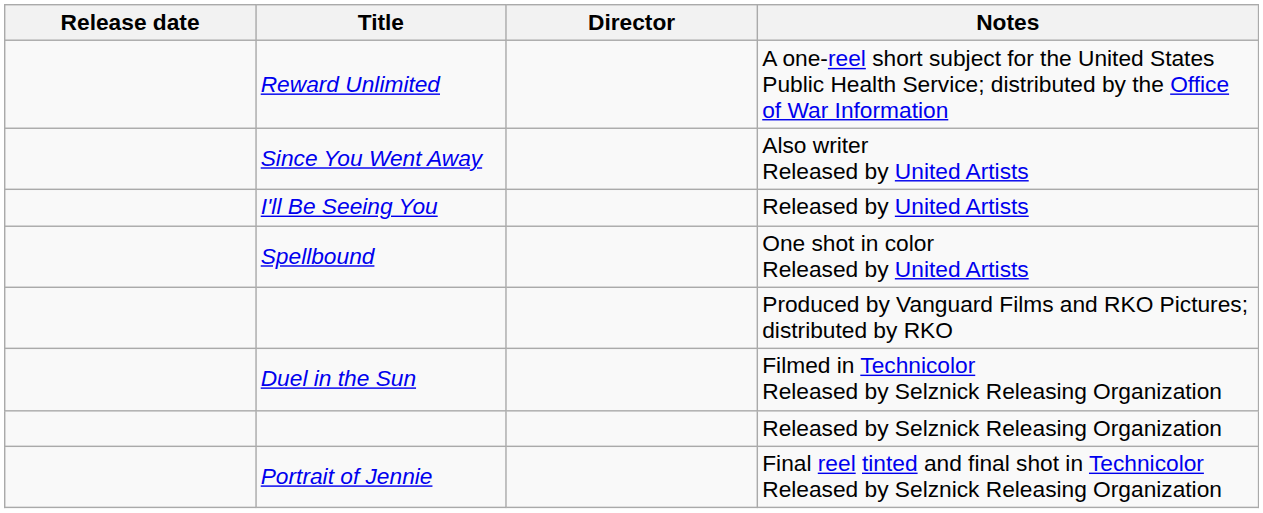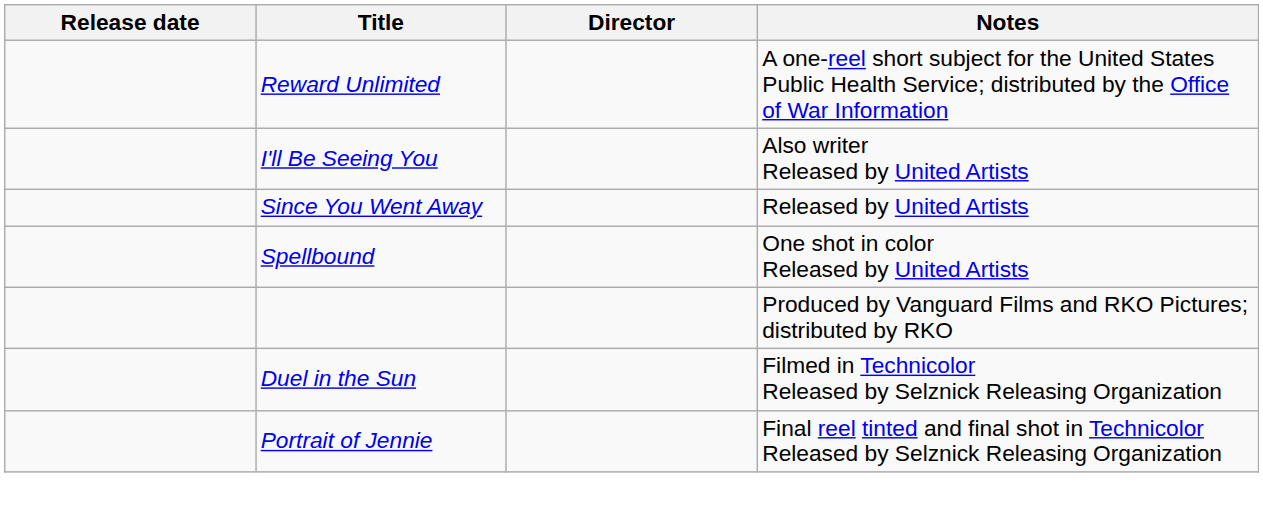(371, 158) Since You Went Away -> (349, 158) I'll Be Seeing You
(349, 207) I'll Be Seeing You -> (371, 207) Since You Went Away
- row: (992, 428)
